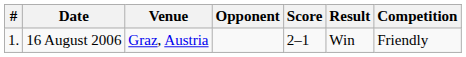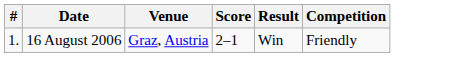- column: (248, 16)
